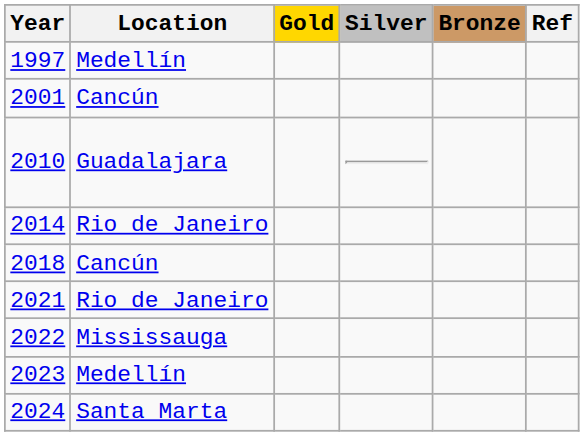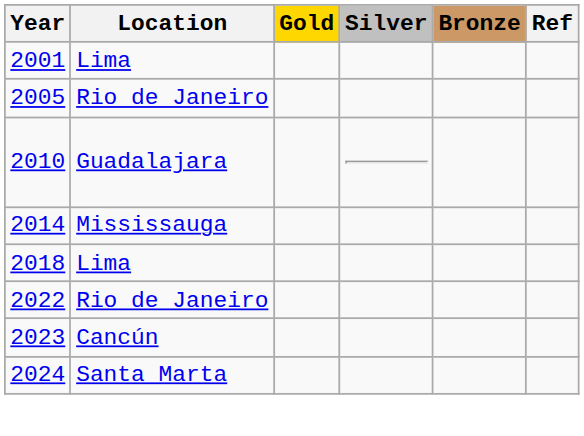- row: (38, 61)
(117, 98) Cancún -> (104, 61) Lima
+ row: (38, 98)
(172, 225) Rio de Janeiro -> (152, 225) Mississauga
(117, 263) Cancún -> (104, 263) Lima
- row: (38, 300)
(152, 337) Mississauga -> (172, 300) Rio de Janeiro
(131, 375) Medellín -> (117, 337) Cancún
